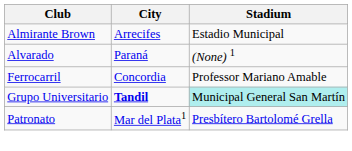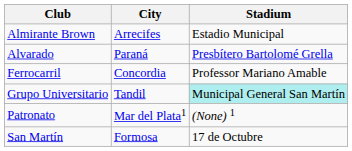(214, 55) (None) 1 -> (262, 53) Presbítero Bartolomé Grella
(131, 96) bold -> (130, 93) normal
(262, 118) Presbítero Bartolomé Grella -> (214, 115) (None) 1
+ row: (35, 136)
